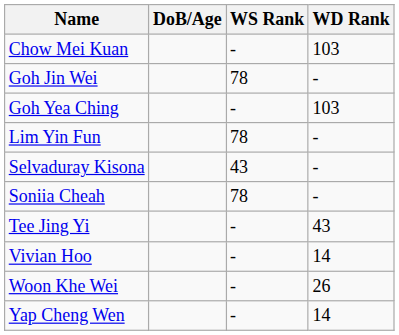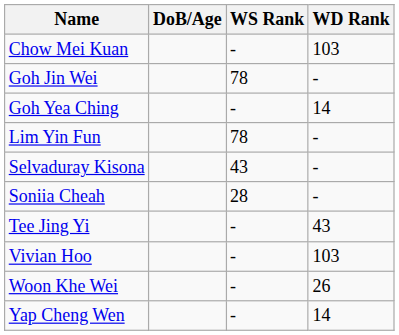(326, 108) 103 -> (322, 108) 14
(239, 196) 78 -> (239, 196) 28
(322, 256) 14 -> (326, 256) 103
